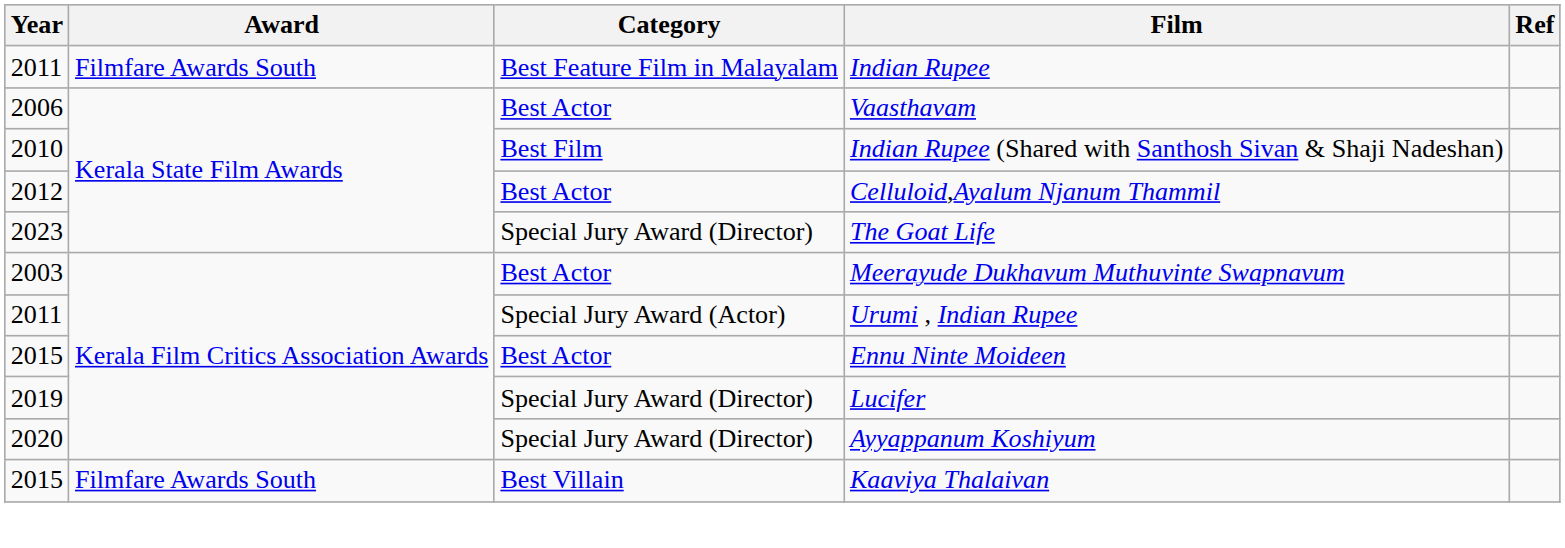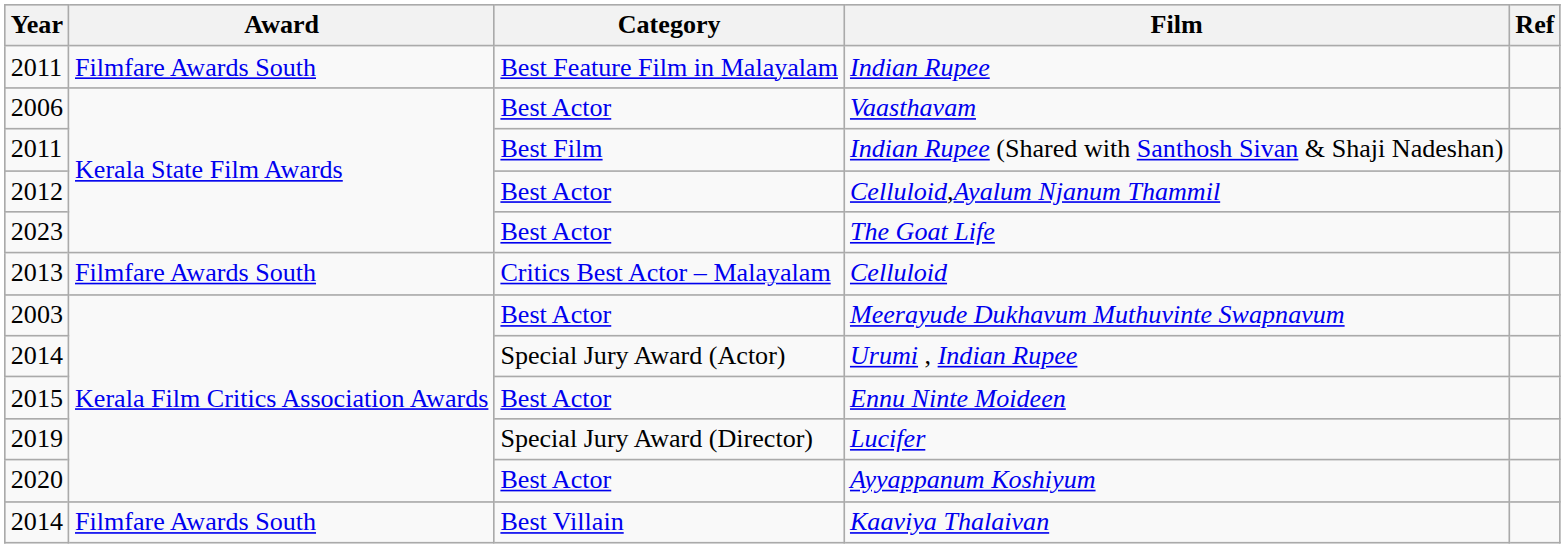(37, 149) 2010 -> (36, 149) 2011
(657, 231) Special Jury Award (Director) -> (556, 231) Best Actor
+ row: (899, 273)
(36, 314) 2011 -> (37, 356) 2014
(657, 438) Special Jury Award (Director) -> (556, 480) Best Actor
(37, 480) 2015 -> (37, 521) 2014
